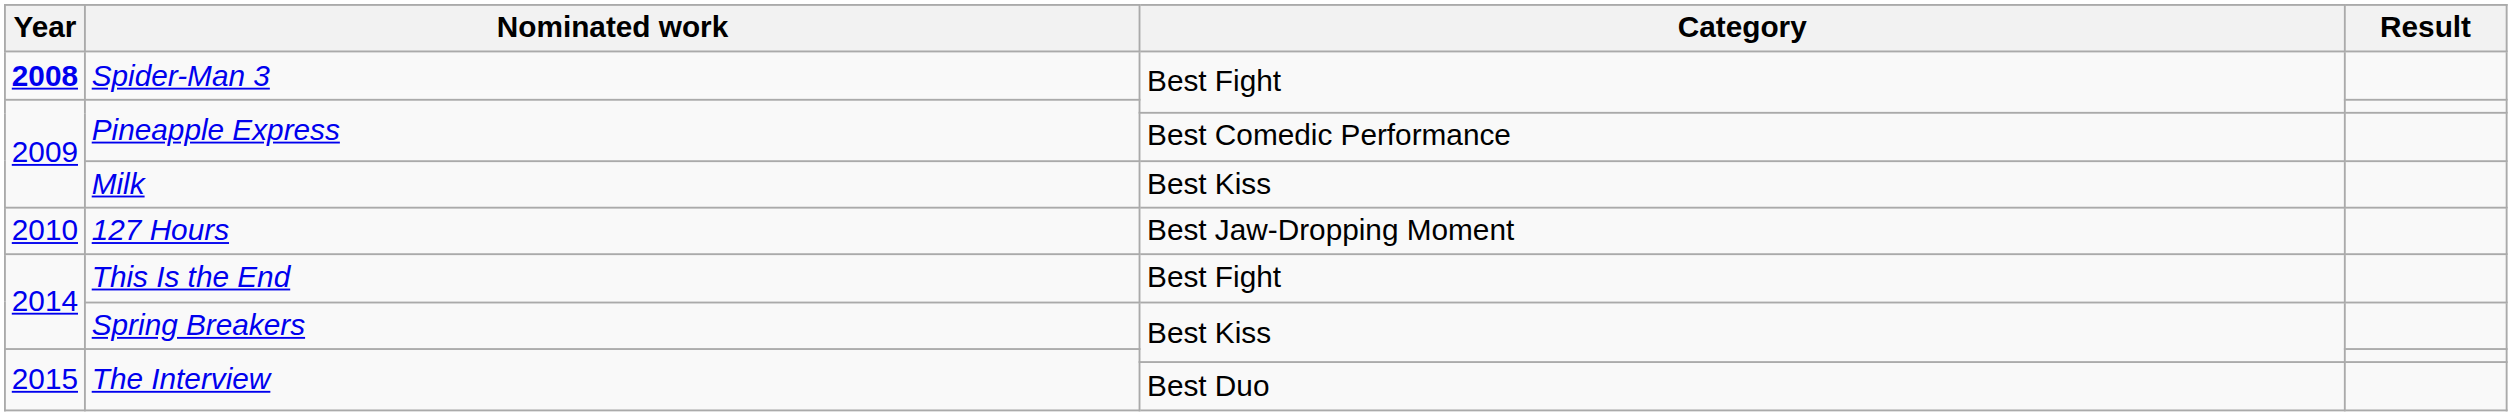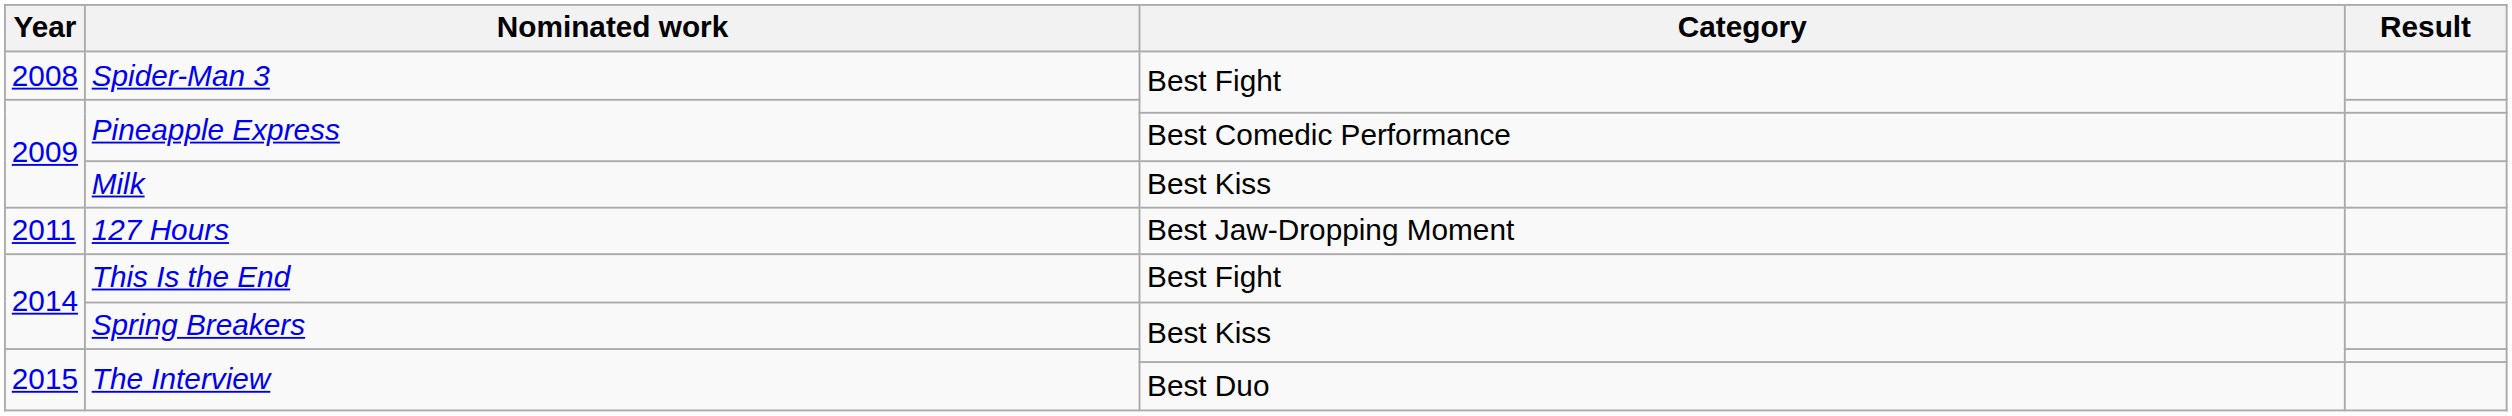(45, 75) bold -> (45, 75) normal
(45, 230) 2010 -> (44, 230) 2011
